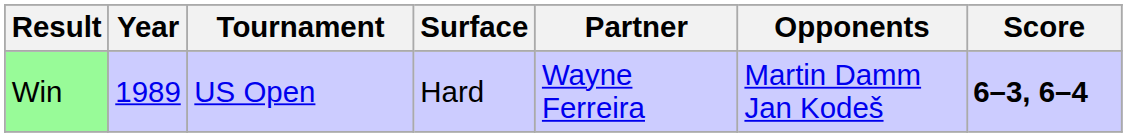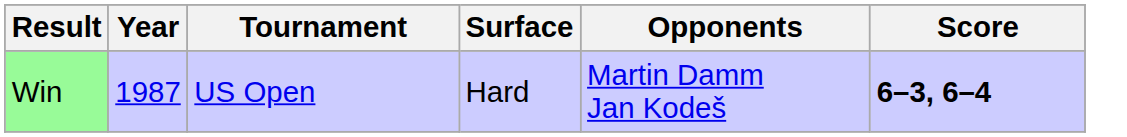- column: (636, 27)
(148, 91) 1989 -> (148, 91) 1987
